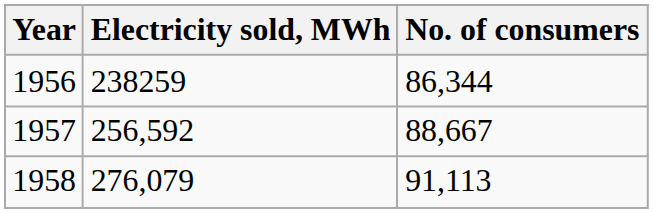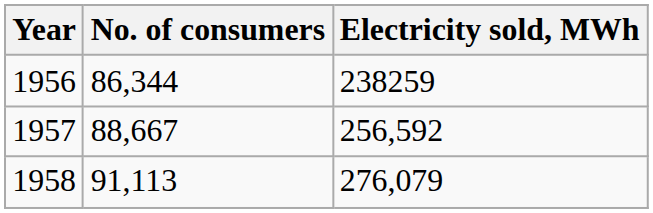columns swapped: (241, 29) <-> (522, 29)
